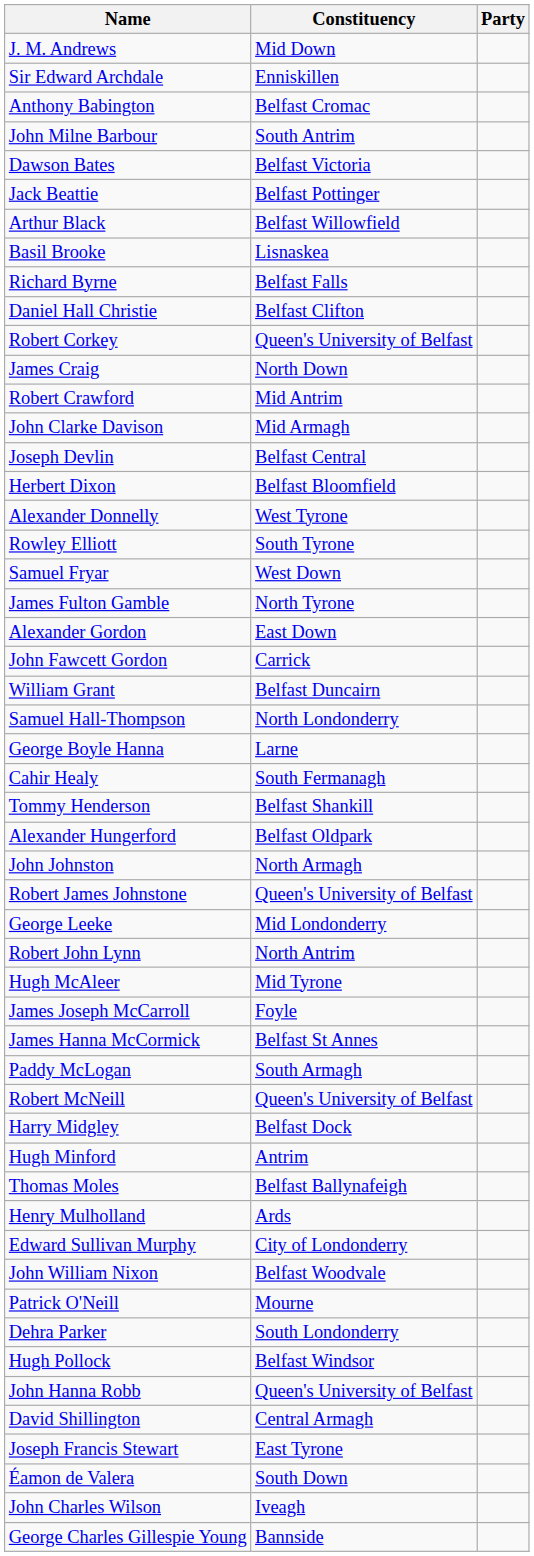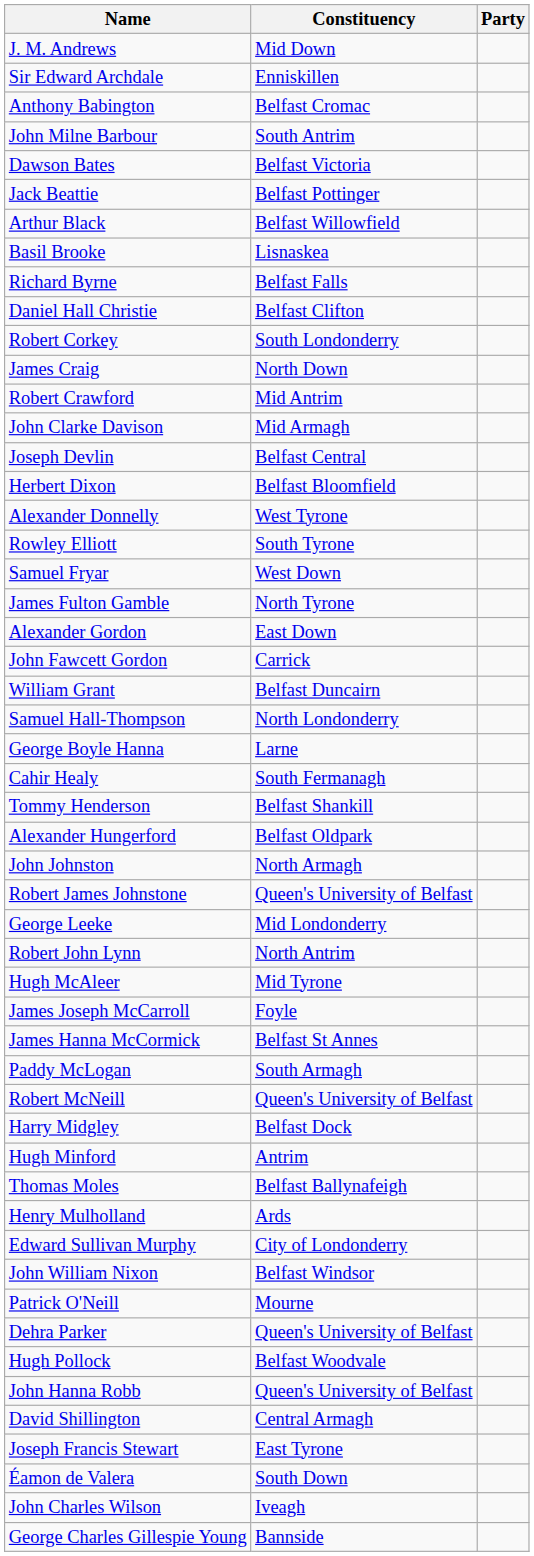(364, 340) Queen's University of Belfast -> (327, 340) South Londonderry
(320, 1273) Belfast Woodvale -> (315, 1273) Belfast Windsor
(327, 1332) South Londonderry -> (364, 1332) Queen's University of Belfast
(315, 1361) Belfast Windsor -> (320, 1361) Belfast Woodvale
